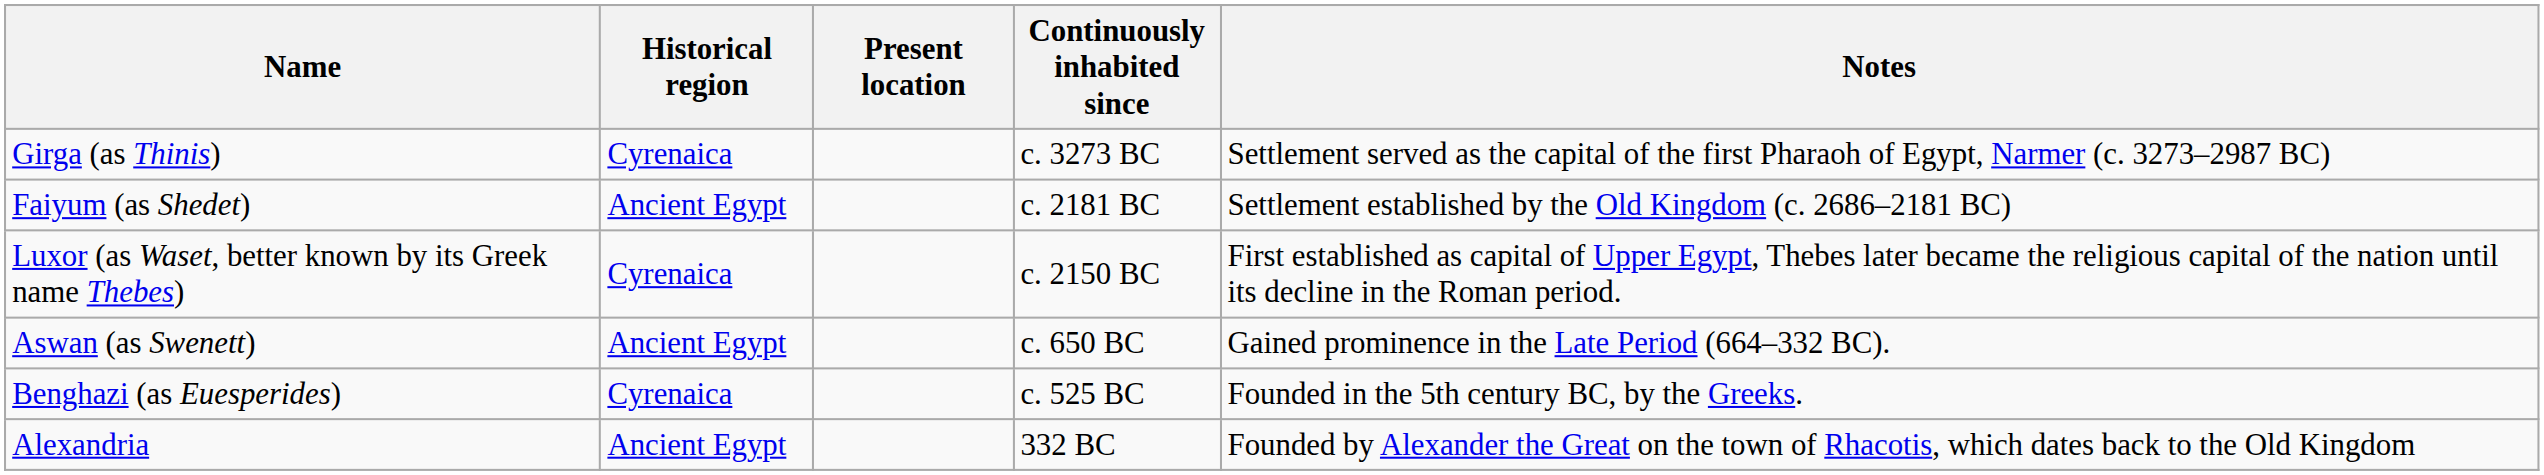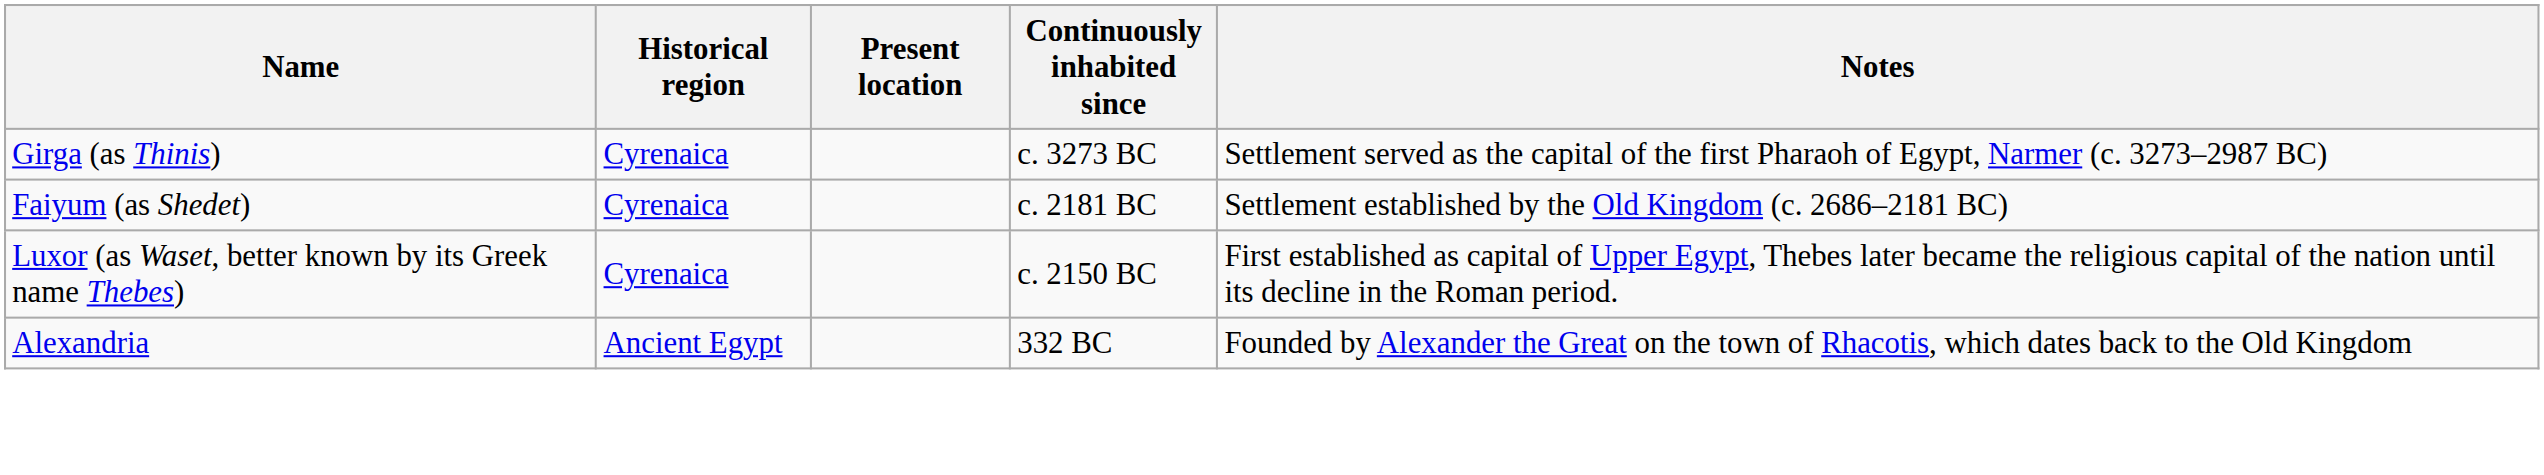(697, 204) Ancient Egypt -> (666, 204) Cyrenaica
- row: (134, 343)
- row: (177, 394)
